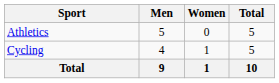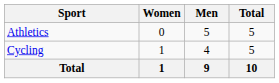columns swapped: (162, 13) <-> (207, 13)
